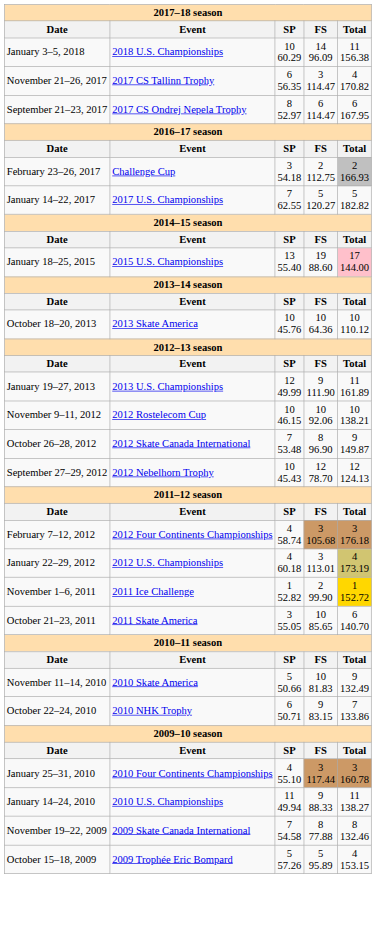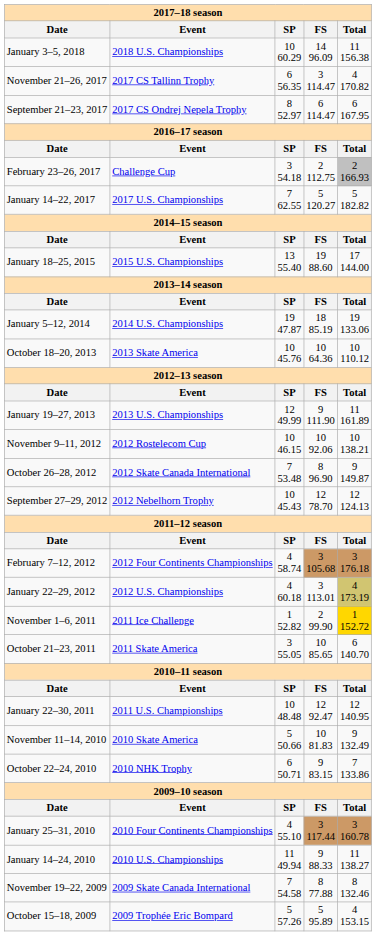(355, 262) pink background -> (355, 262) no background
+ row: (48, 324)
+ row: (51, 711)
